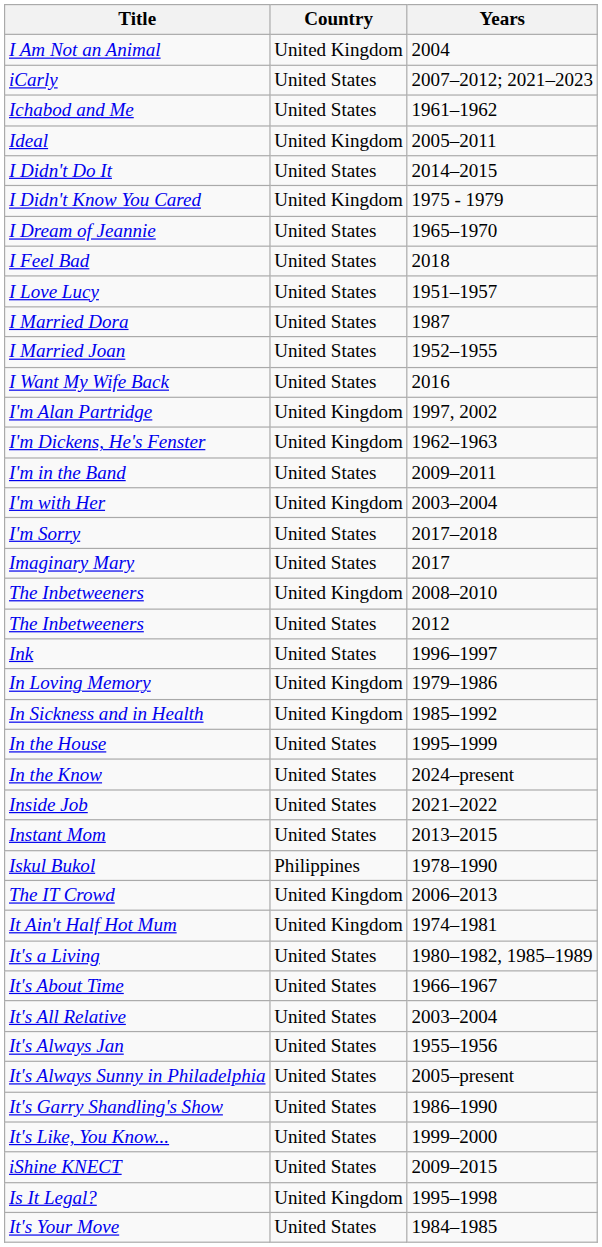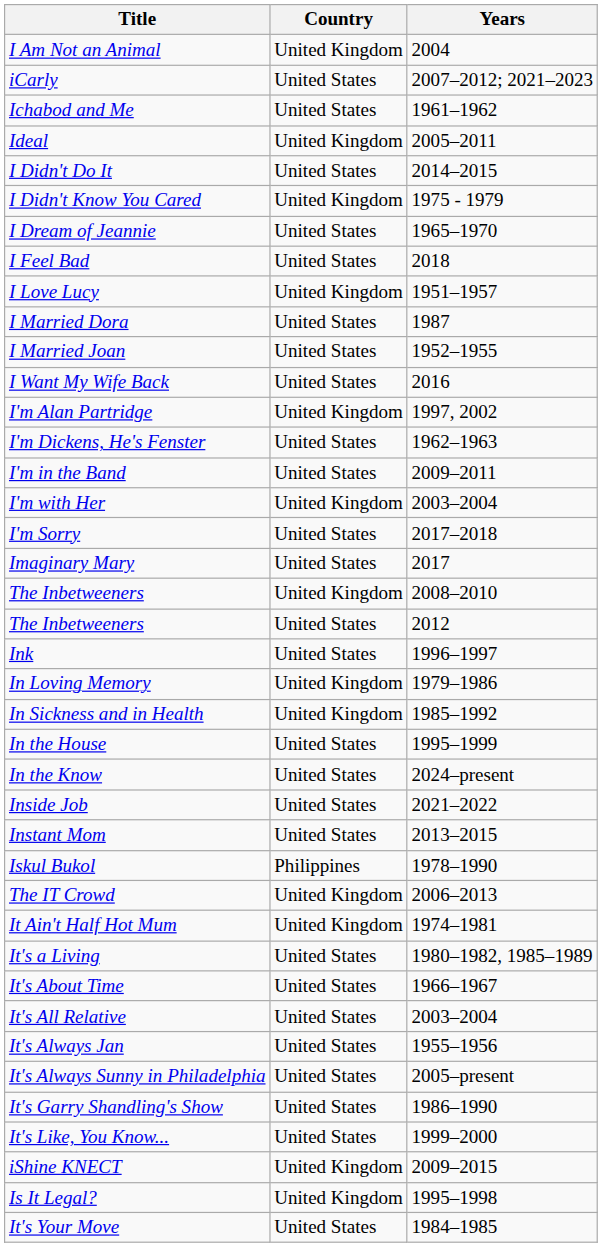(325, 291) United States -> (339, 291) United Kingdom
(339, 442) United Kingdom -> (325, 442) United States
(325, 1167) United States -> (339, 1167) United Kingdom
